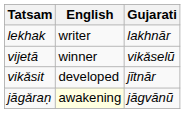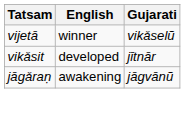- row: (26, 35)
(90, 98) lightyellow background -> (90, 77) no background
